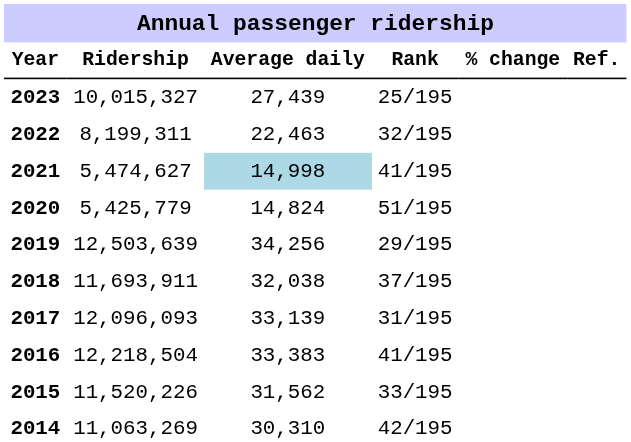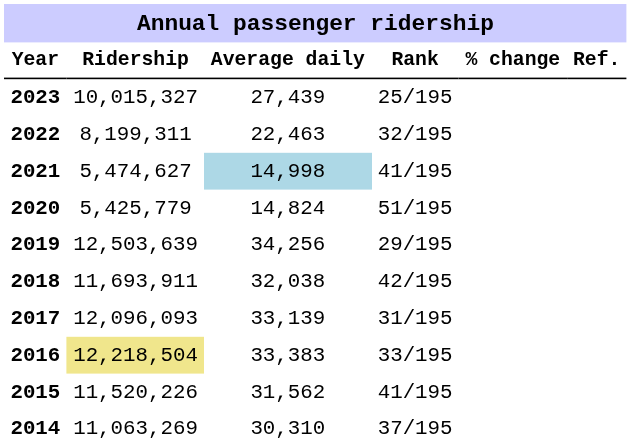(415, 282) 37/195 -> (415, 282) 42/195
(136, 355) no background -> (136, 355) khaki background
(415, 355) 41/195 -> (415, 355) 33/195
(415, 392) 33/195 -> (415, 392) 41/195
(415, 429) 42/195 -> (415, 429) 37/195
